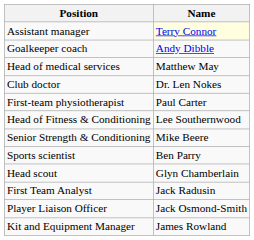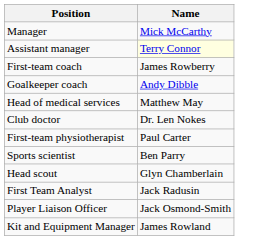+ row: (27, 31)
+ row: (44, 66)
- row: (79, 119)
- row: (79, 137)
